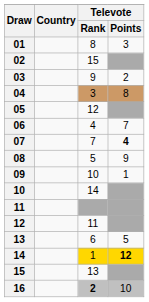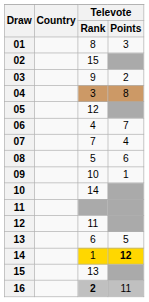(126, 142) bold -> (126, 142) normal
(126, 158) 9 -> (126, 158) 6
(126, 288) 10 -> (126, 288) 11
